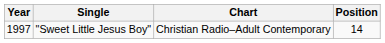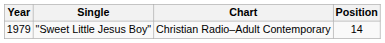(19, 30) 1997 -> (19, 30) 1979
